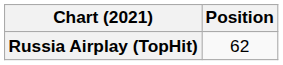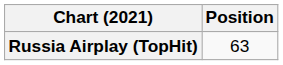(240, 45) 62 -> (240, 45) 63
